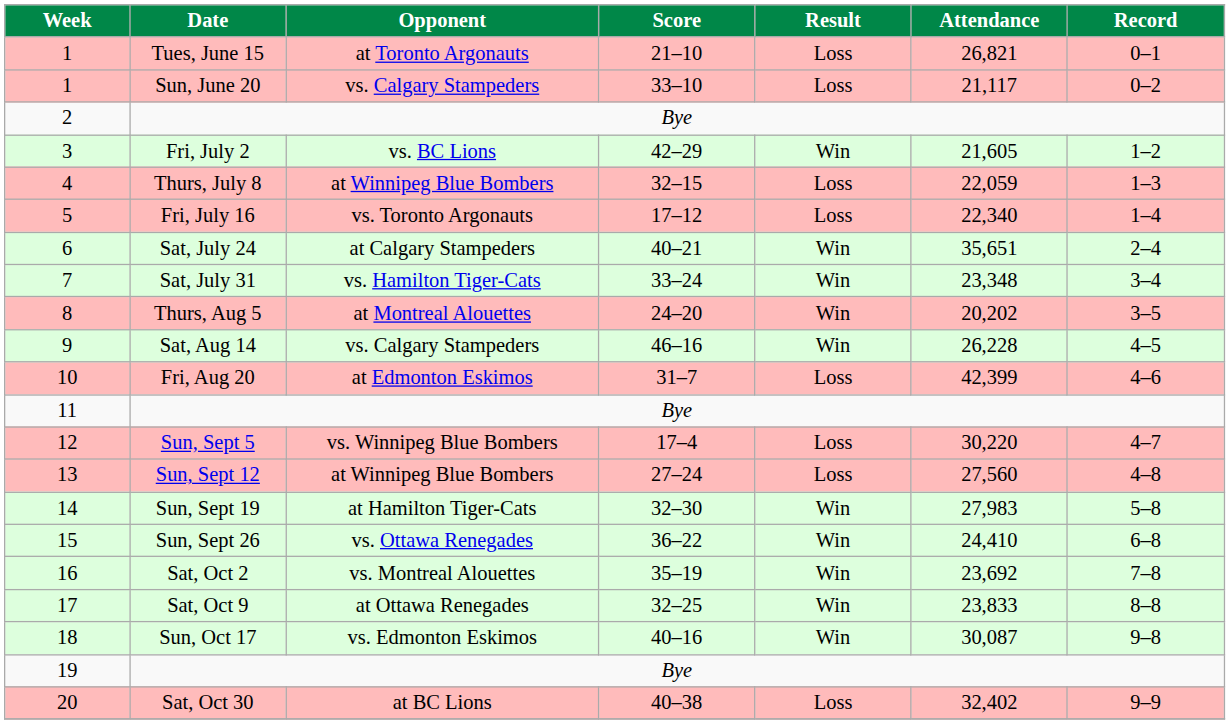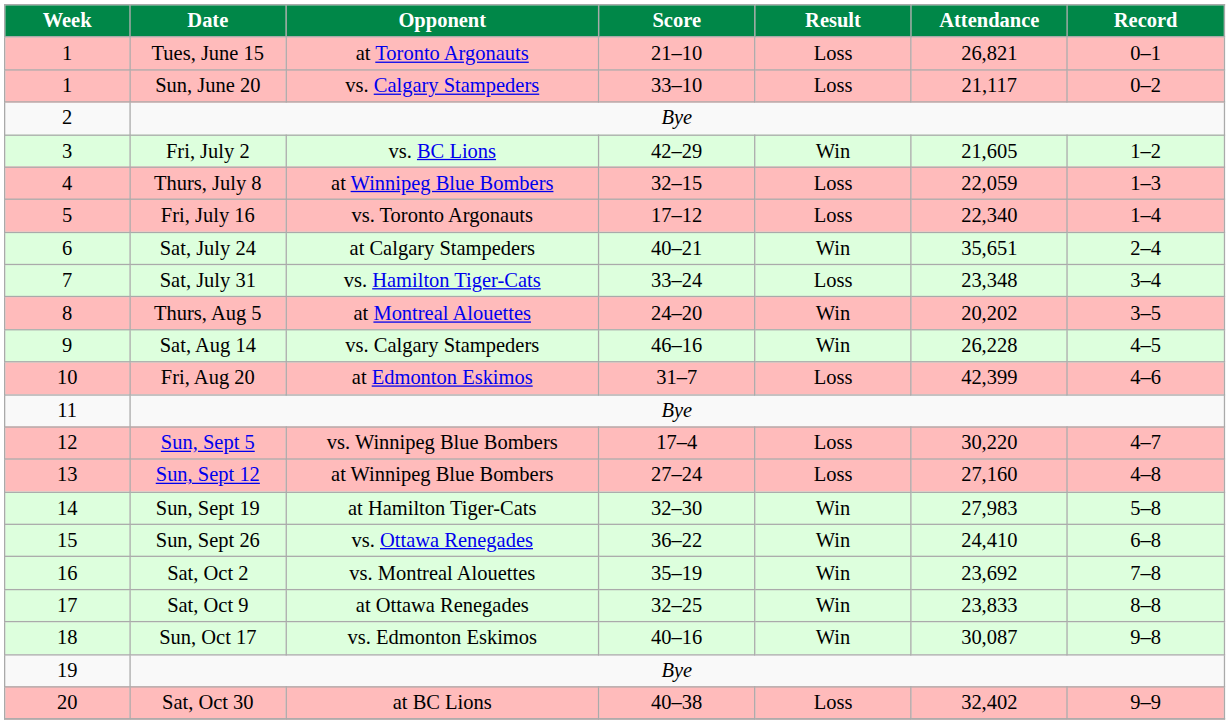(833, 280) Win -> (833, 280) Loss
(989, 475) 27,560 -> (989, 475) 27,160
